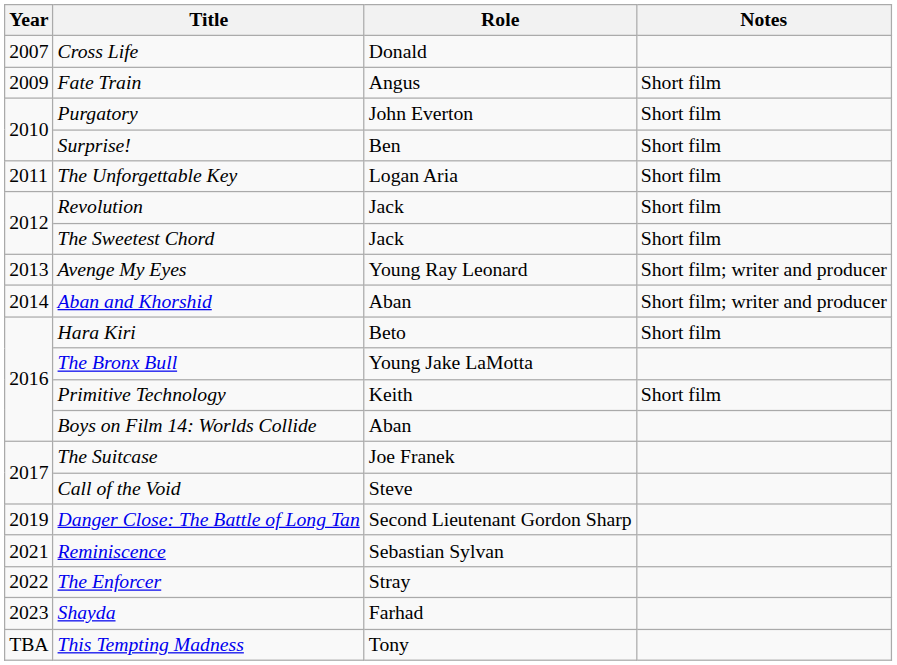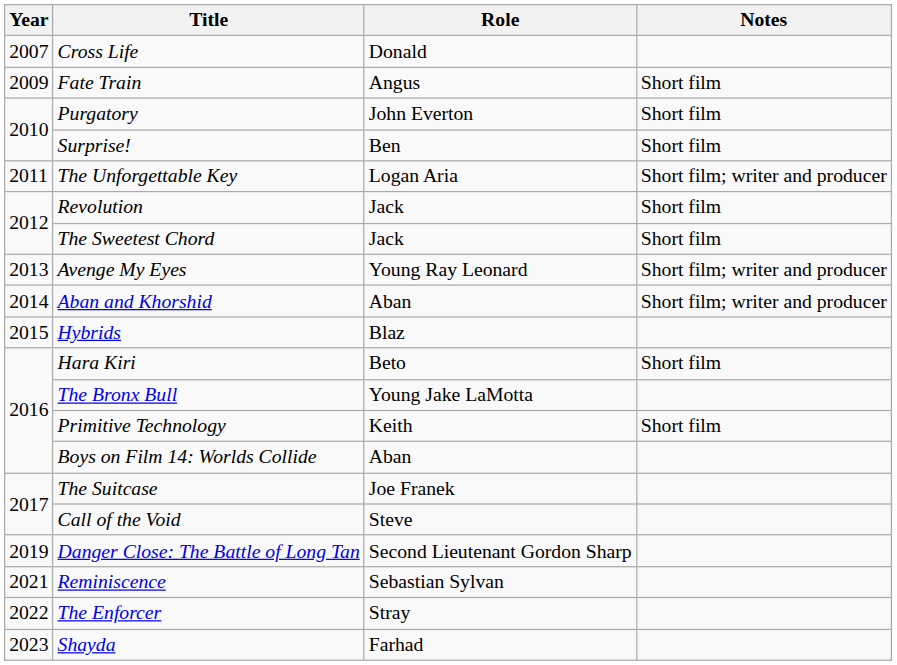(681, 176) Short film -> (764, 176) Short film; writer and producer
+ row: (89, 332)
- row: (151, 644)
